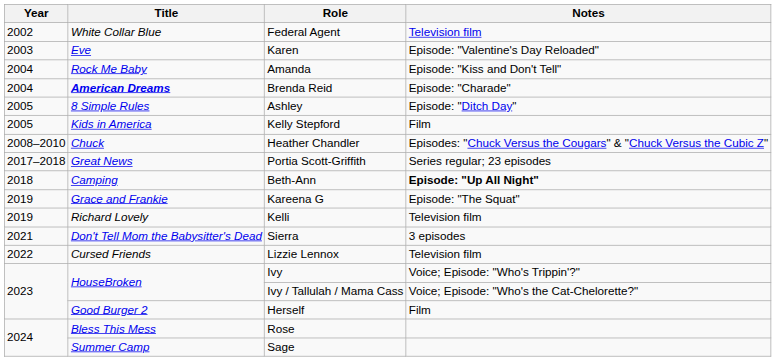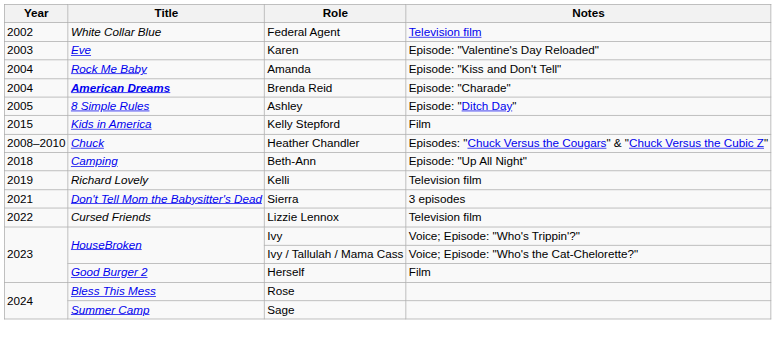(20, 124) 2005 -> (20, 124) 2015
- row: (317, 161)
(474, 180) bold -> (468, 161) normal
- row: (296, 198)
